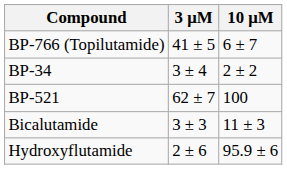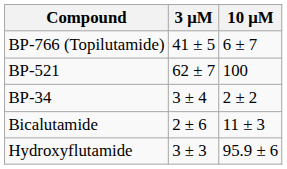rows swapped: (34, 97) <-> (30, 71)
(189, 124) 3 ± 3 -> (189, 124) 2 ± 6
(189, 151) 2 ± 6 -> (189, 151) 3 ± 3
